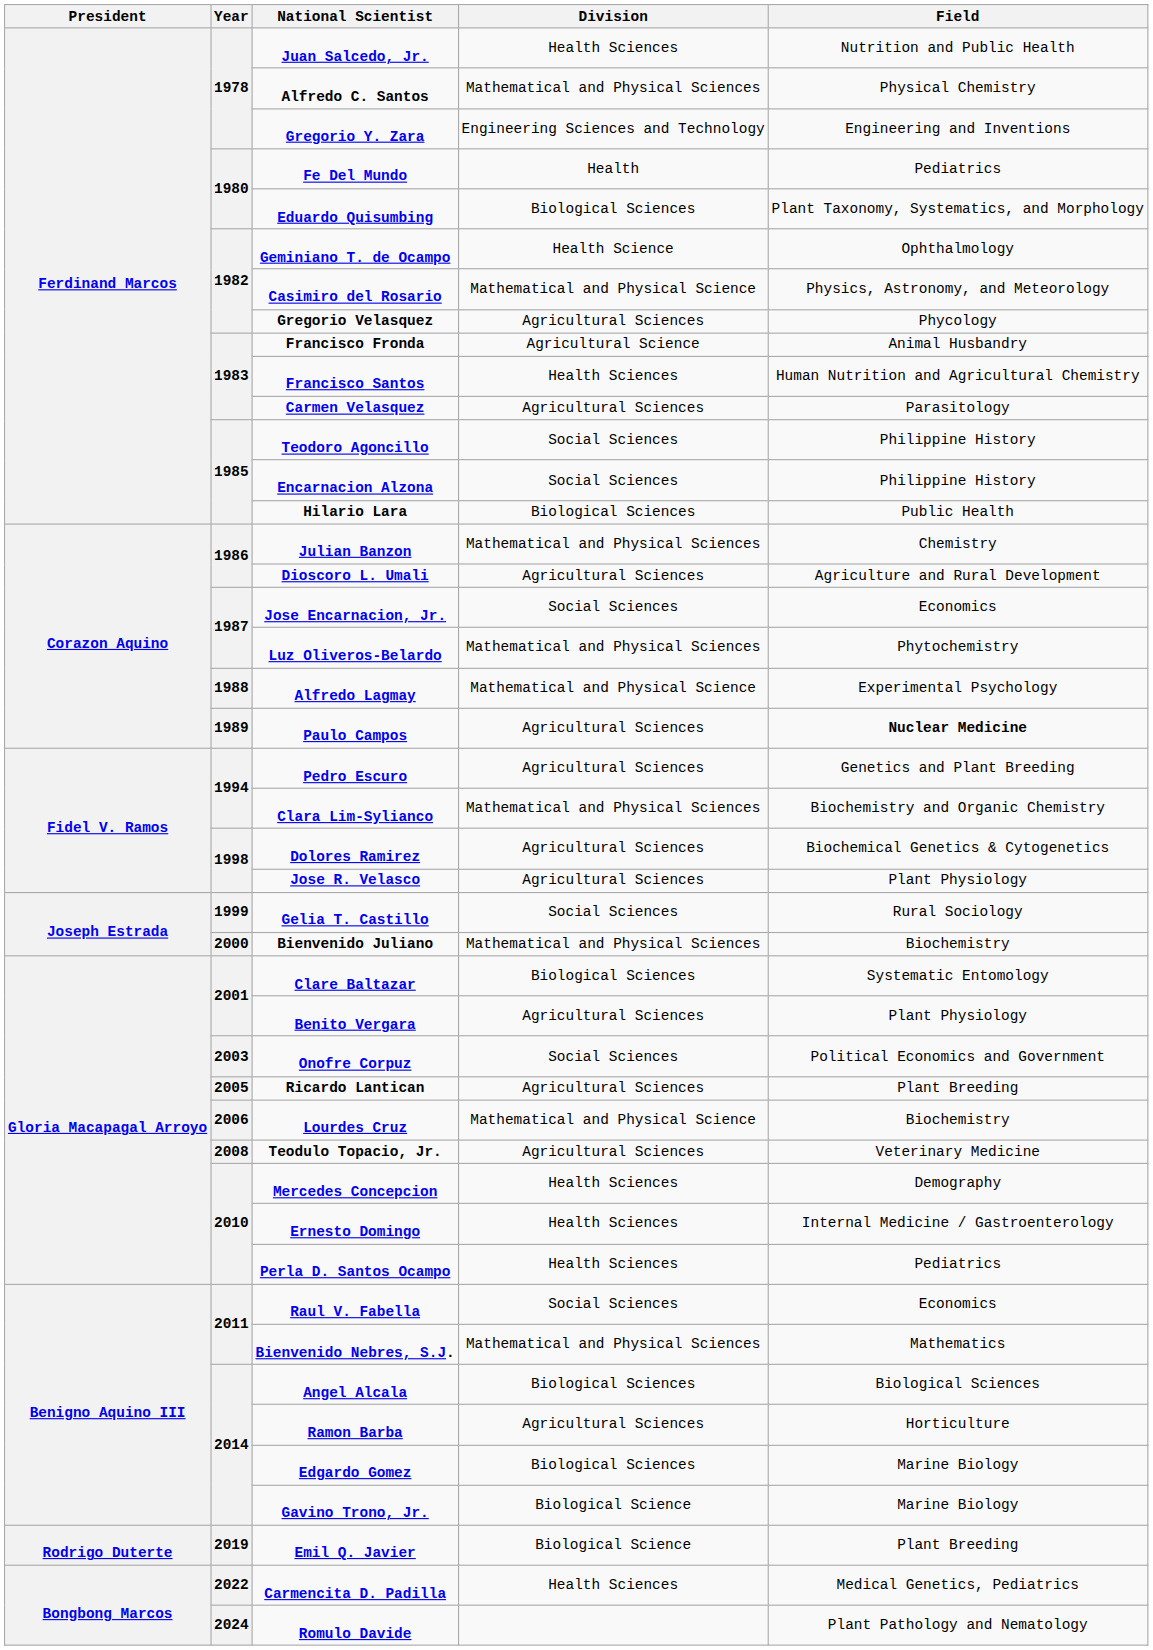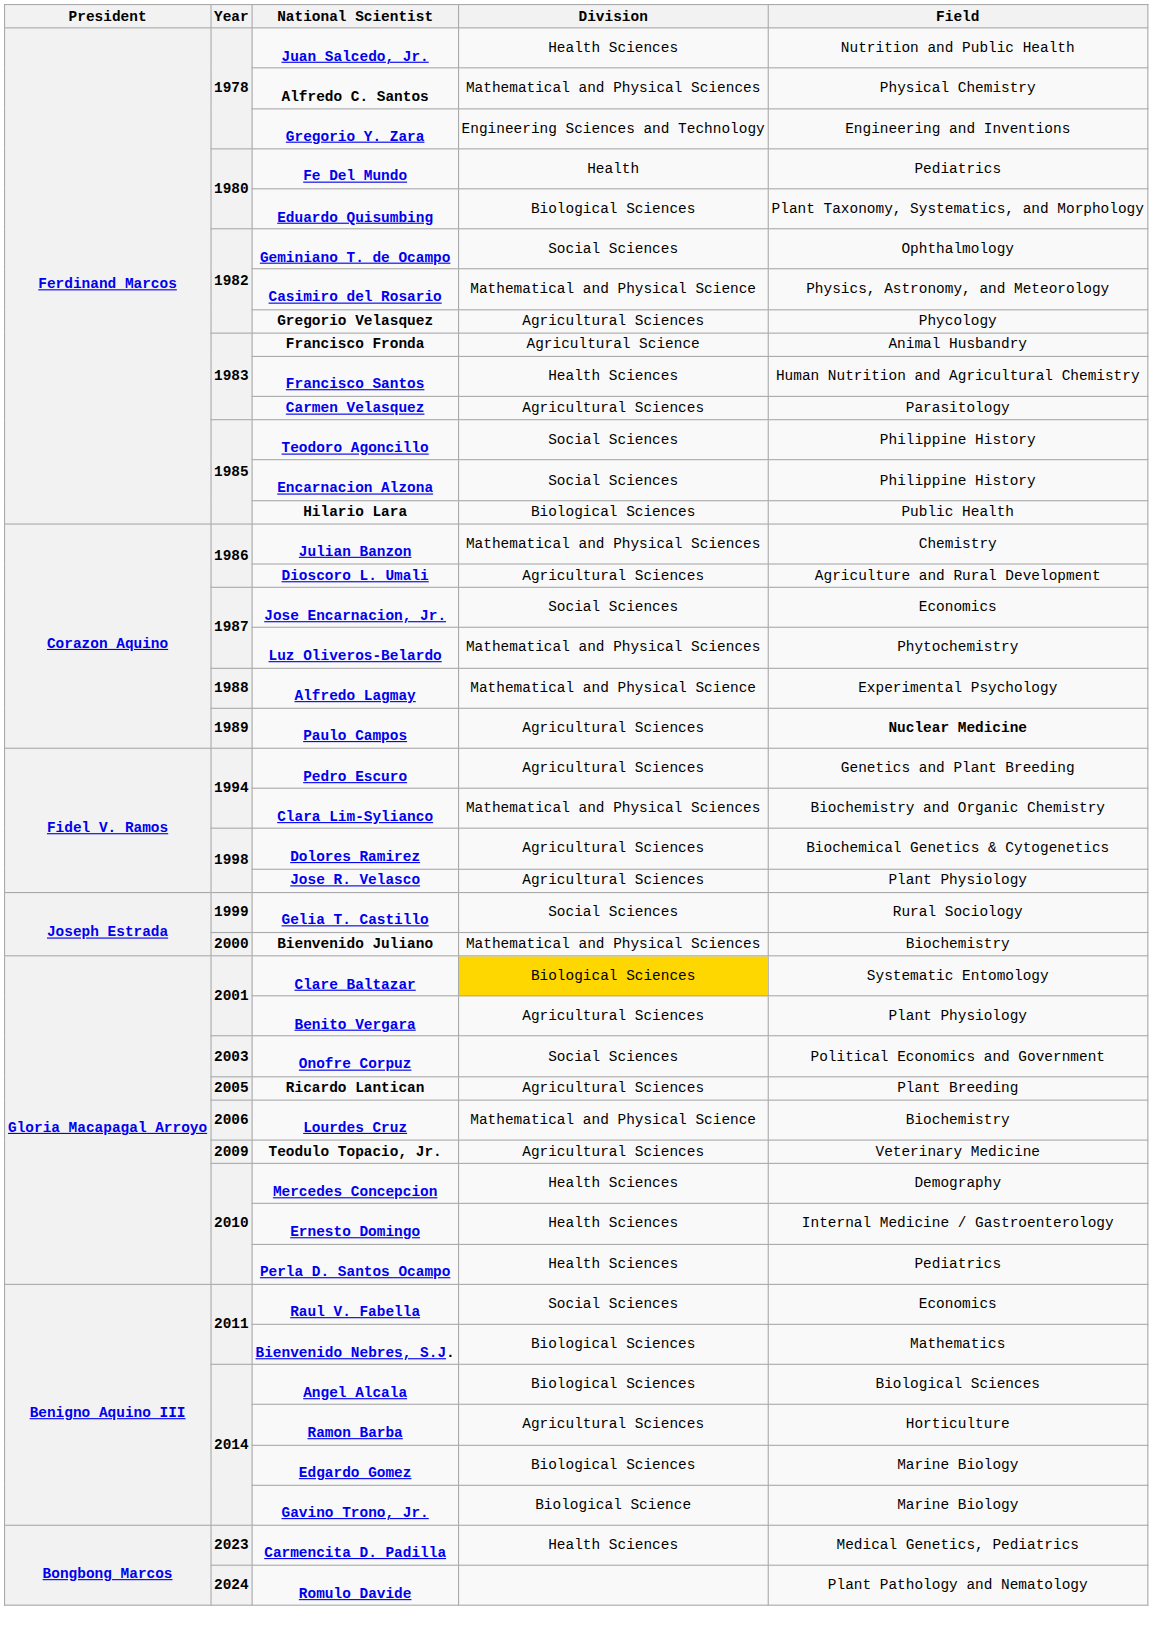(613, 249) Health Science -> (613, 249) Social Sciences
(613, 976) no background -> (613, 976) gold background
(231, 1152) 2008 -> (231, 1152) 2009
(613, 1344) Mathematical and Physical Sciences -> (613, 1344) Biological Sciences
- row: (355, 1554)
(231, 1585) 2022 -> (231, 1545) 2023
